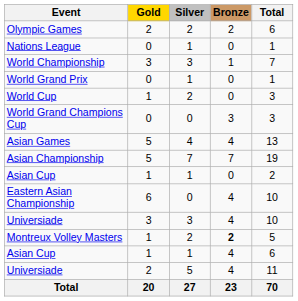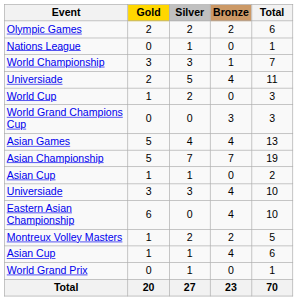rows swapped: (47, 79) <-> (35, 271)
rows swapped: (41, 198) <-> (35, 220)
(231, 237) bold -> (231, 237) normal
